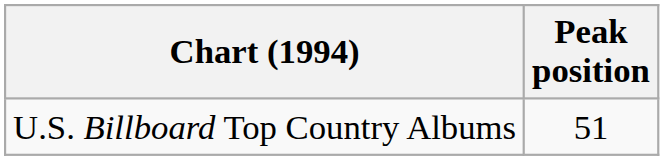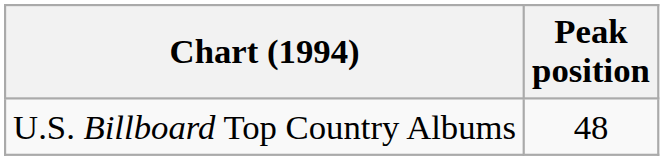(591, 126) 51 -> (591, 126) 48
